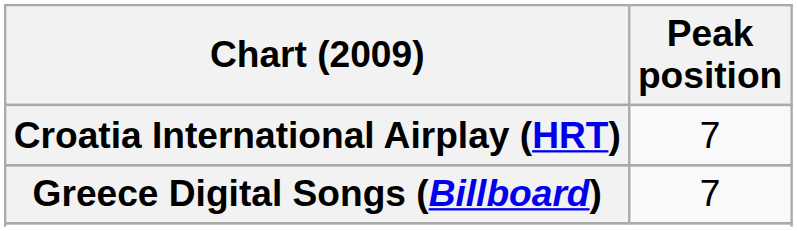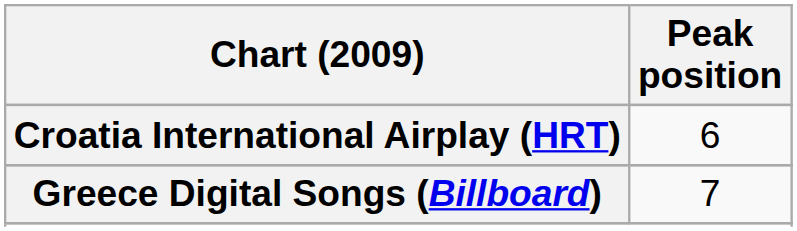(710, 134) 7 -> (710, 134) 6
